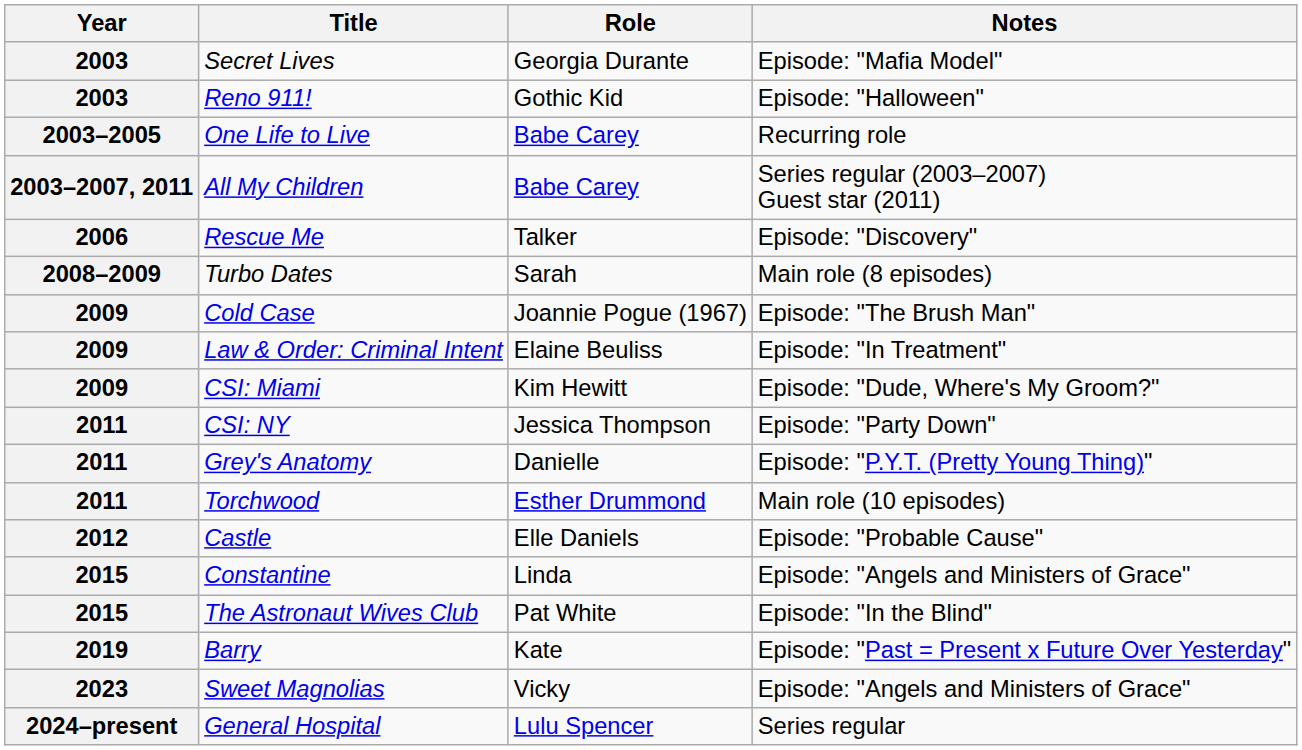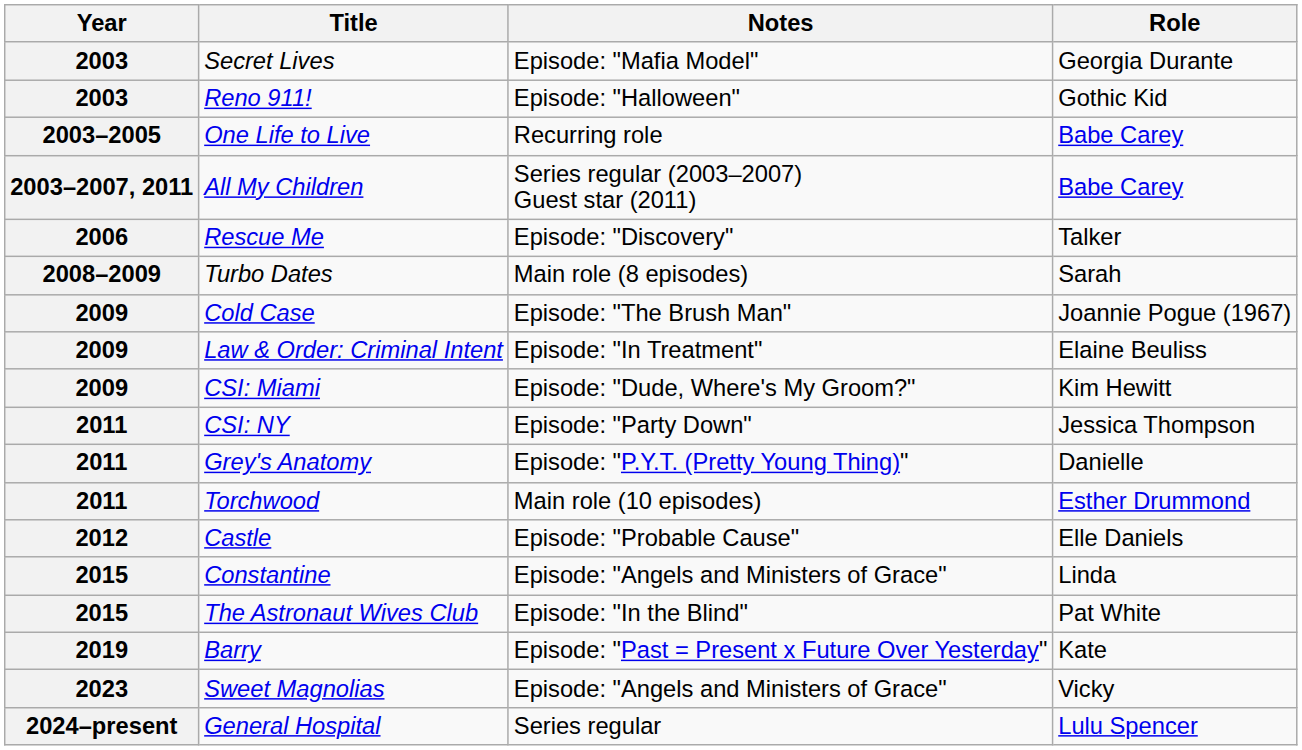columns swapped: (630, 23) <-> (1025, 23)
